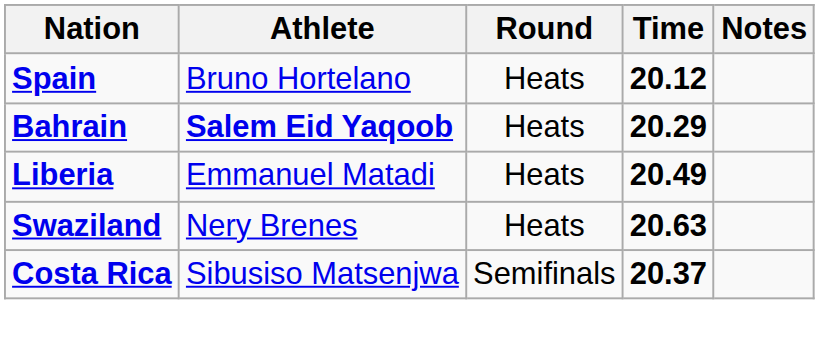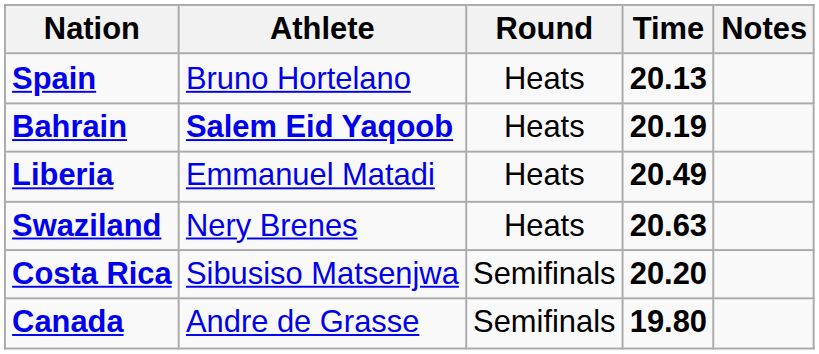(668, 77) 20.12 -> (668, 77) 20.13
(668, 126) 20.29 -> (668, 126) 20.19
(668, 273) 20.37 -> (668, 273) 20.20
+ row: (68, 322)
